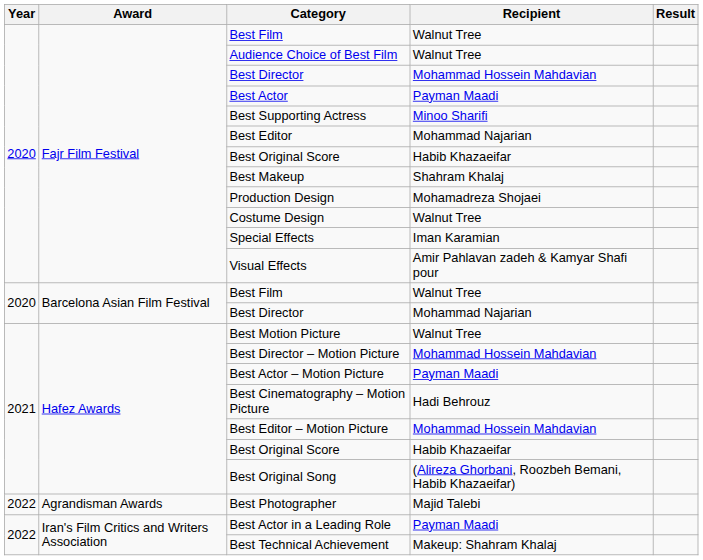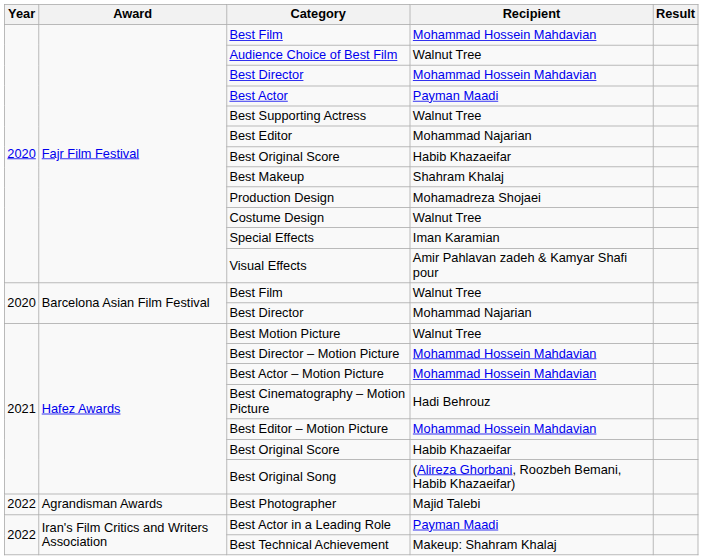(447, 34) Walnut Tree -> (505, 34) Mohammad Hossein Mahdavian
(450, 116) Minoo Sharifi -> (447, 116) Walnut Tree
(456, 374) Payman Maadi -> (505, 374) Mohammad Hossein Mahdavian
